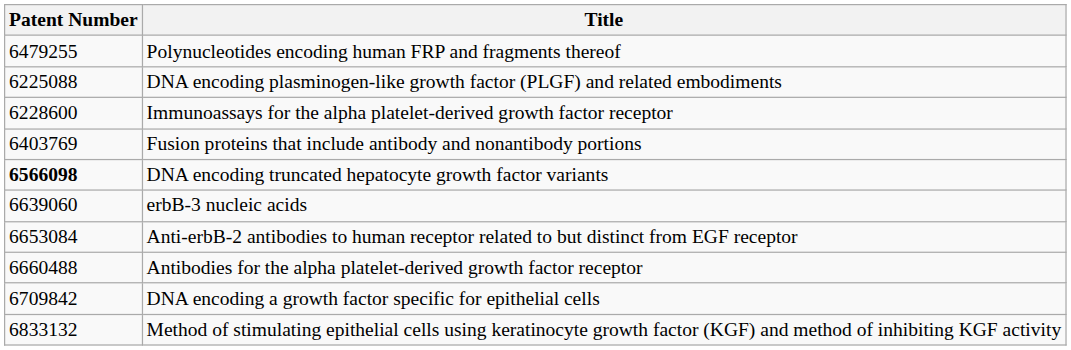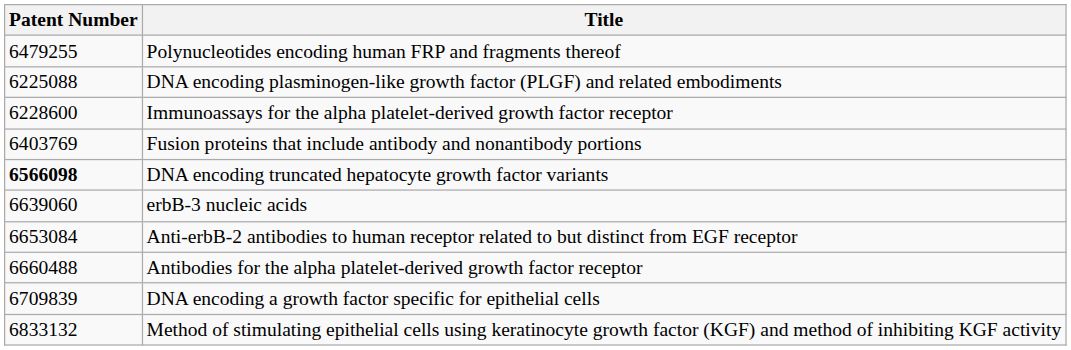(43, 298) 6709842 -> (43, 298) 6709839
